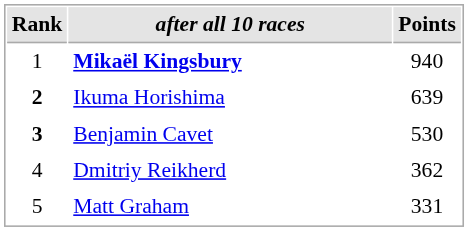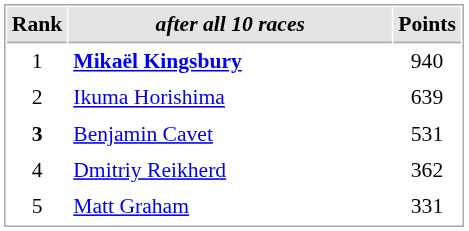(37, 97) bold -> (37, 97) normal
(427, 134) 530 -> (427, 134) 531
